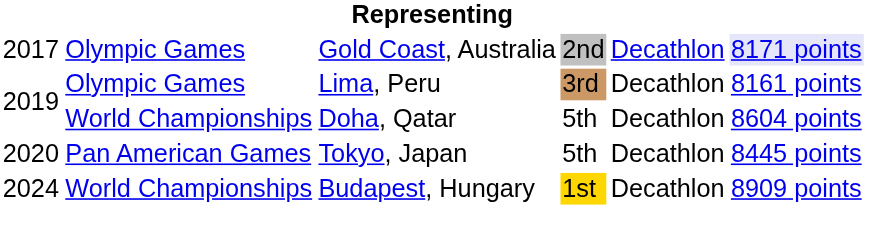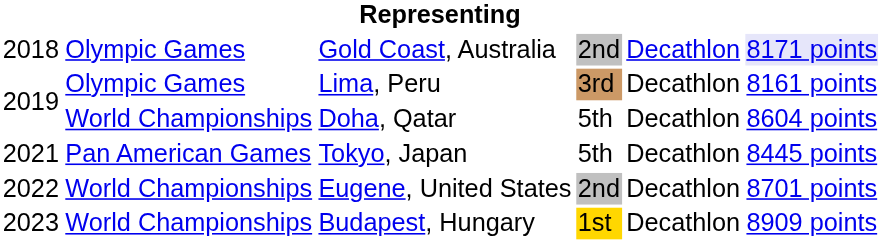(31, 49) 2017 -> (31, 49) 2018
(31, 153) 2020 -> (31, 153) 2021
+ row: (445, 188)
(31, 188) 2024 -> (31, 223) 2023
